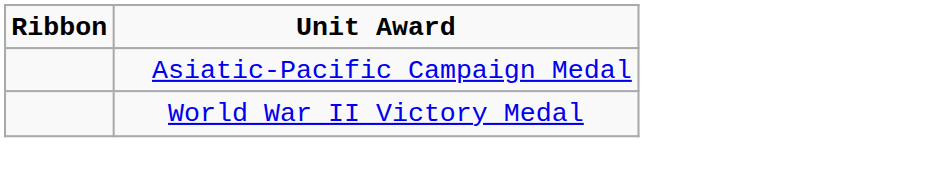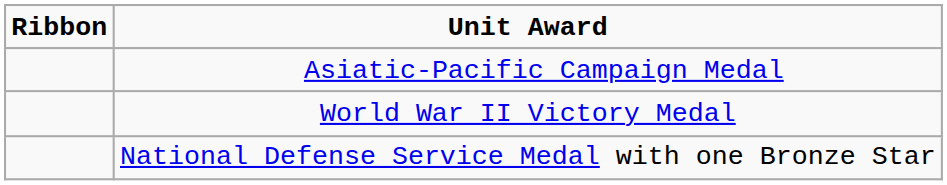+ row: (528, 157)
